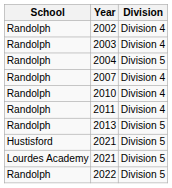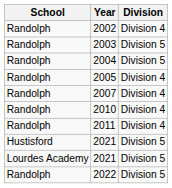(143, 45) Division 4 -> (143, 45) Division 5
+ row: (29, 77)
- row: (29, 126)
